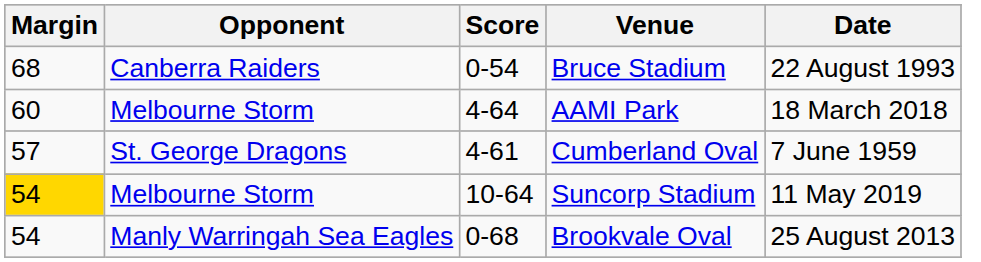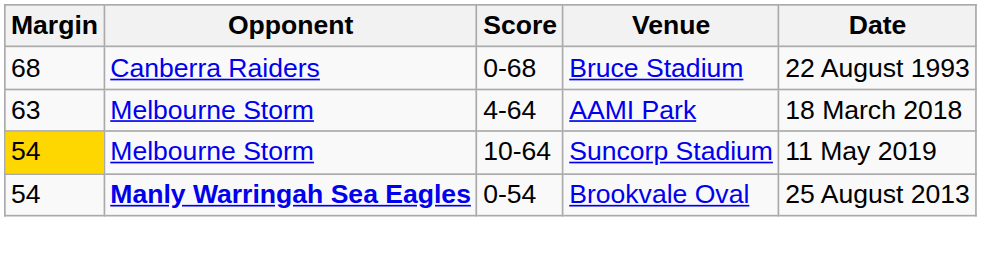(492, 67) 0-54 -> (510, 67) 0-68
(26, 109) 60 -> (26, 109) 63
- row: (655, 151)
(282, 236) normal -> (291, 194) bold
(492, 236) 0-68 -> (510, 194) 0-54
